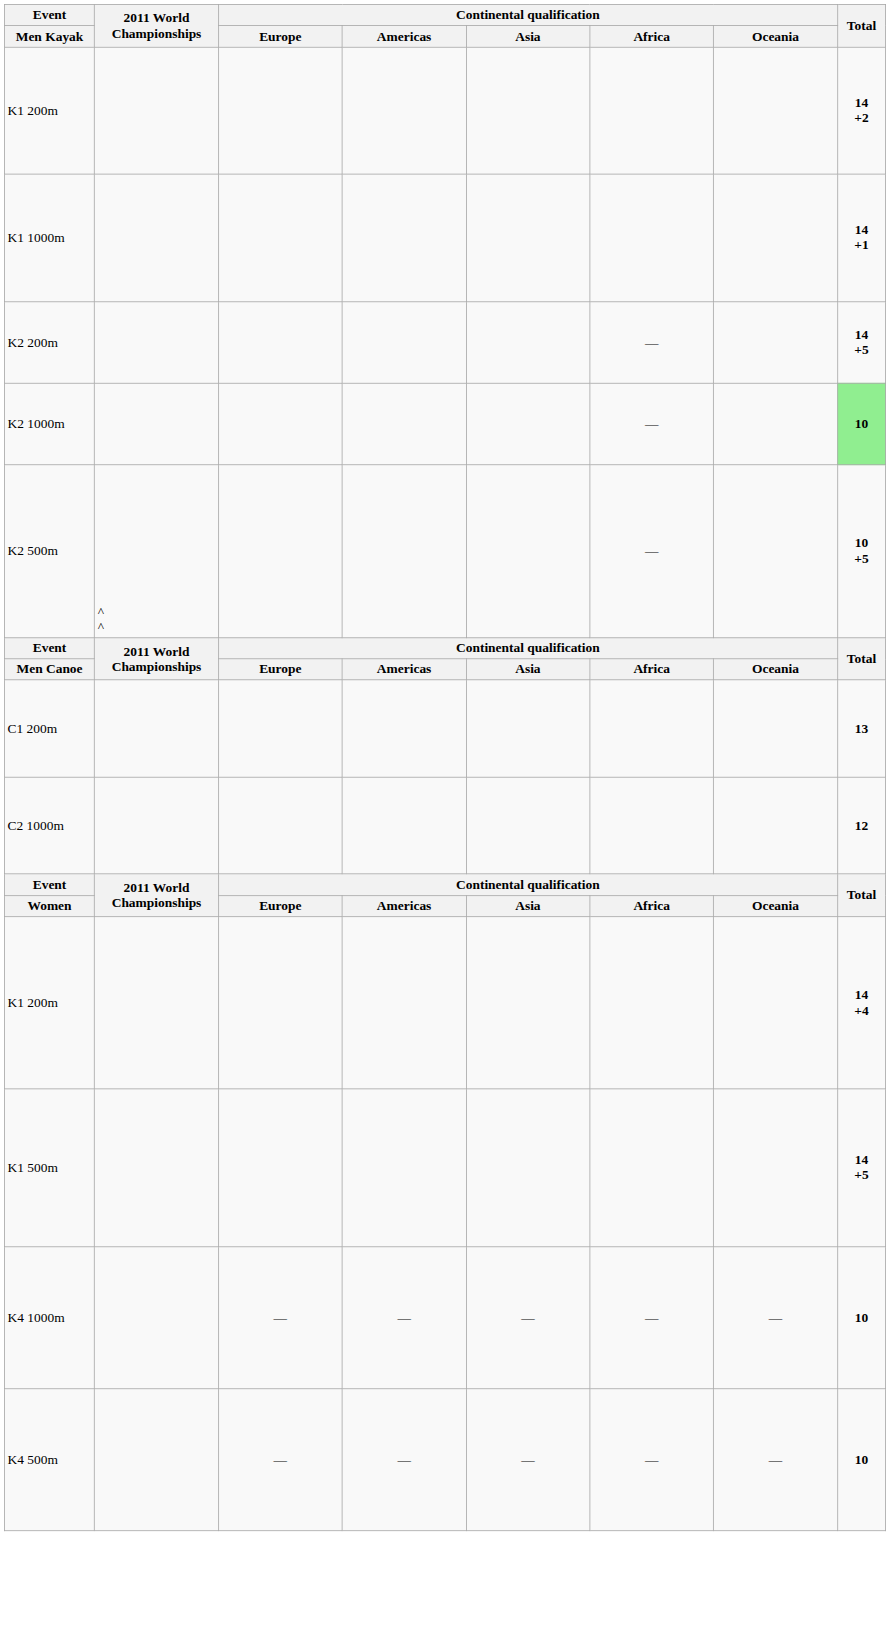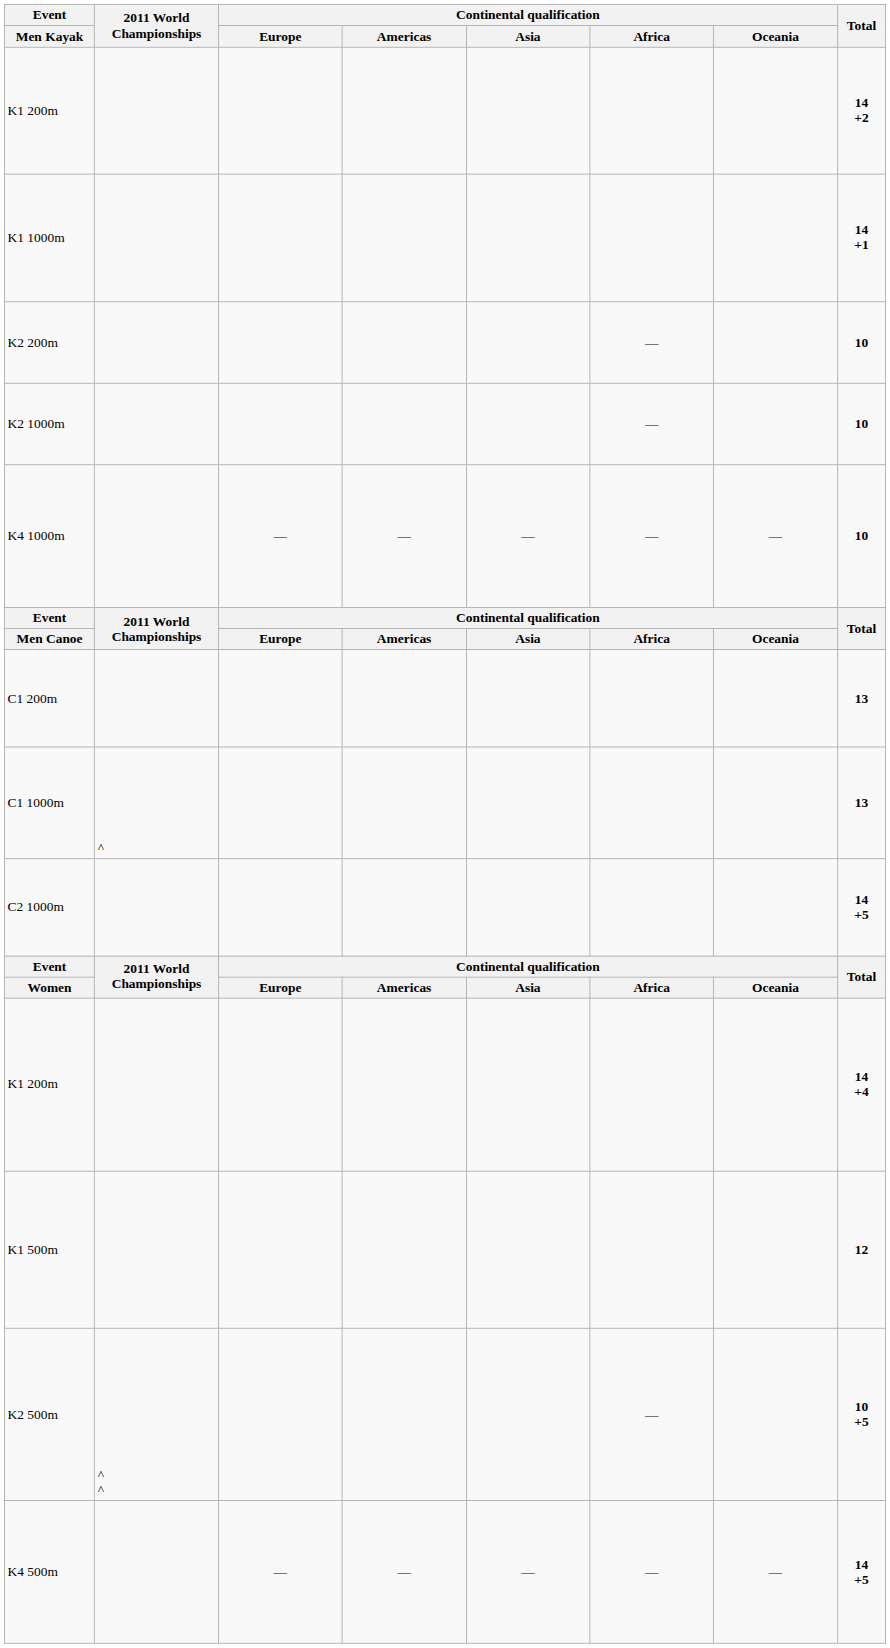(861, 342) 14 +5 -> (861, 342) 10
(861, 424) lightgreen background -> (861, 424) no background
rows swapped: (36, 1317) <-> (33, 551)
+ row: (36, 802)
(861, 825) 12 -> (861, 907) 14 +5
(861, 1167) 14 +5 -> (861, 1249) 12
(861, 1459) 10 -> (861, 1571) 14 +5
